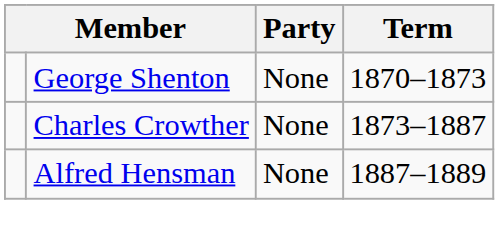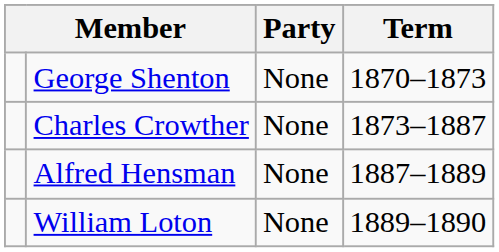+ row: (123, 221)
